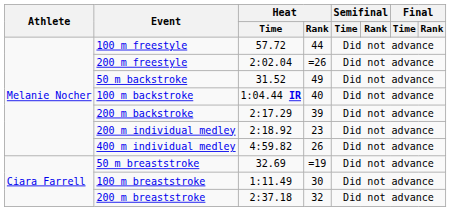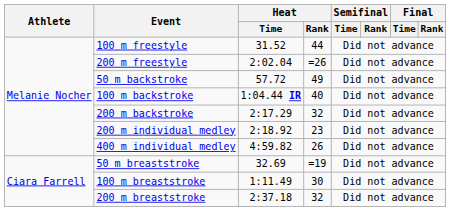(271, 45) 57.72 -> (271, 45) 31.52
(271, 79) 31.52 -> (271, 79) 57.72
(317, 113) 39 -> (317, 113) 32
